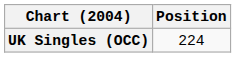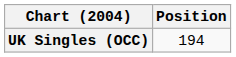(191, 40) 224 -> (191, 40) 194
